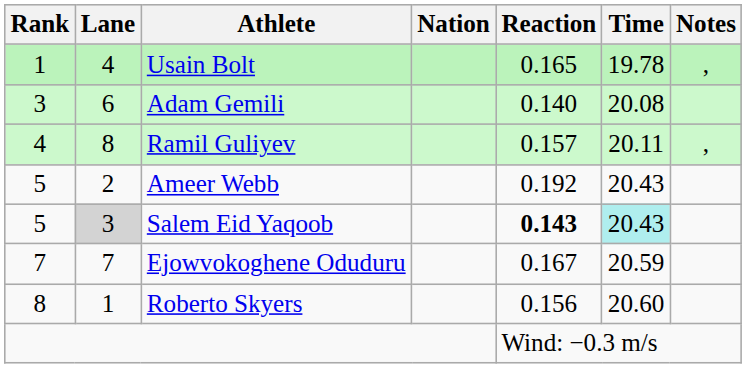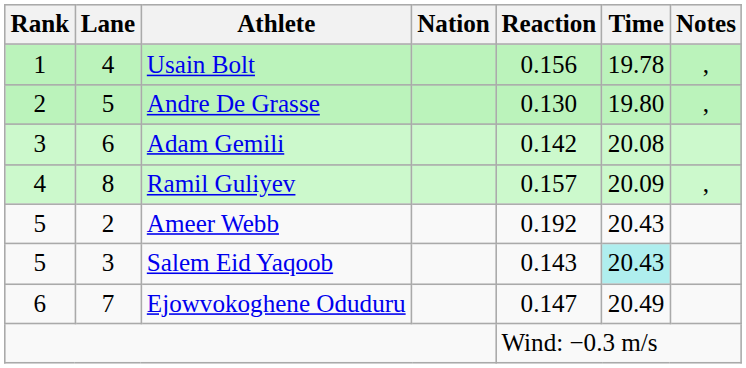(549, 64) 0.165 -> (549, 64) 0.156
+ row: (233, 104)
(549, 104) 0.140 -> (549, 143) 0.142
(636, 143) 20.11 -> (636, 183) 20.09
(108, 223) lightgrey background -> (108, 263) no background
(549, 223) bold -> (549, 263) normal
(40, 263) 7 -> (40, 303) 6
(549, 263) 0.167 -> (549, 303) 0.147
(636, 263) 20.59 -> (636, 303) 20.49
- row: (225, 303)
